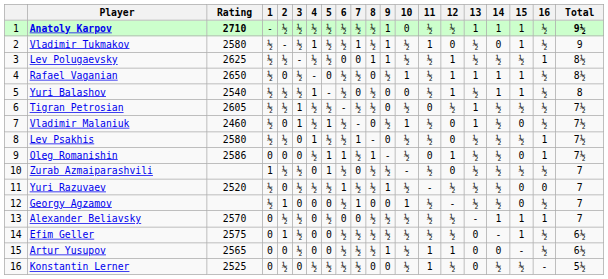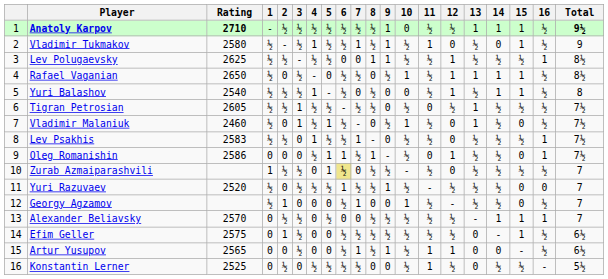(235, 139) 2580 -> (235, 139) 2583
(344, 171) no background -> (344, 171) khaki background
(358, 251) ½ -> (358, 251) 1
